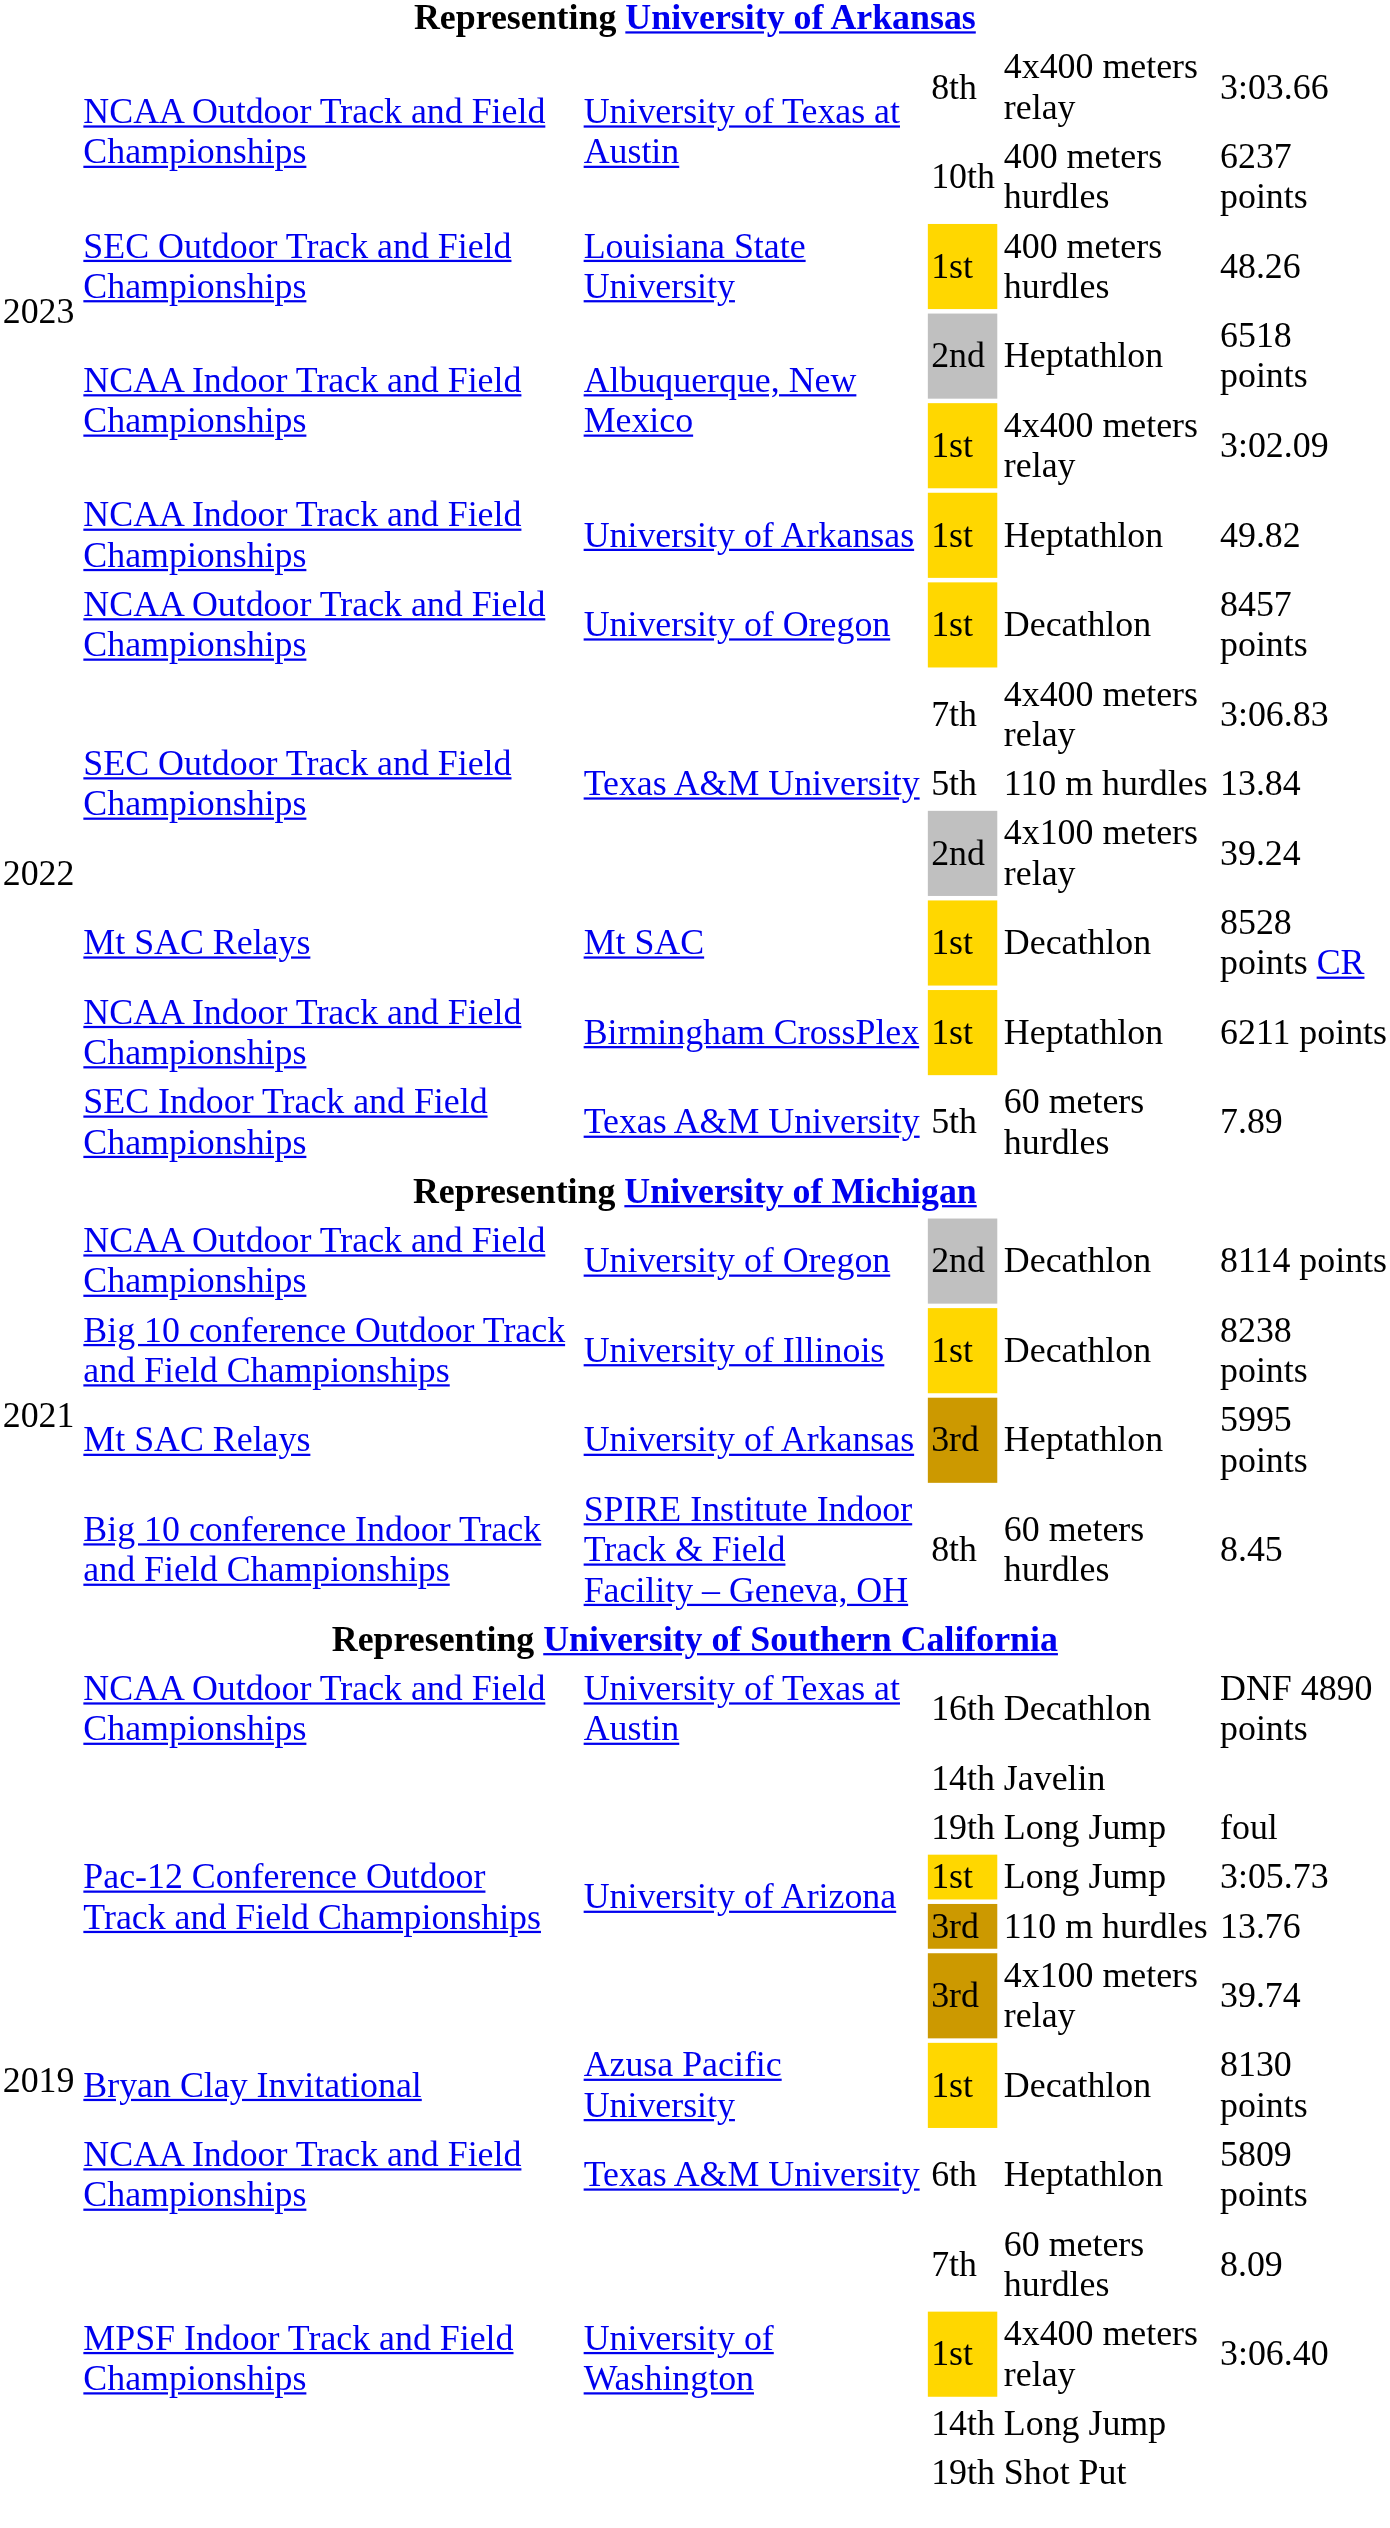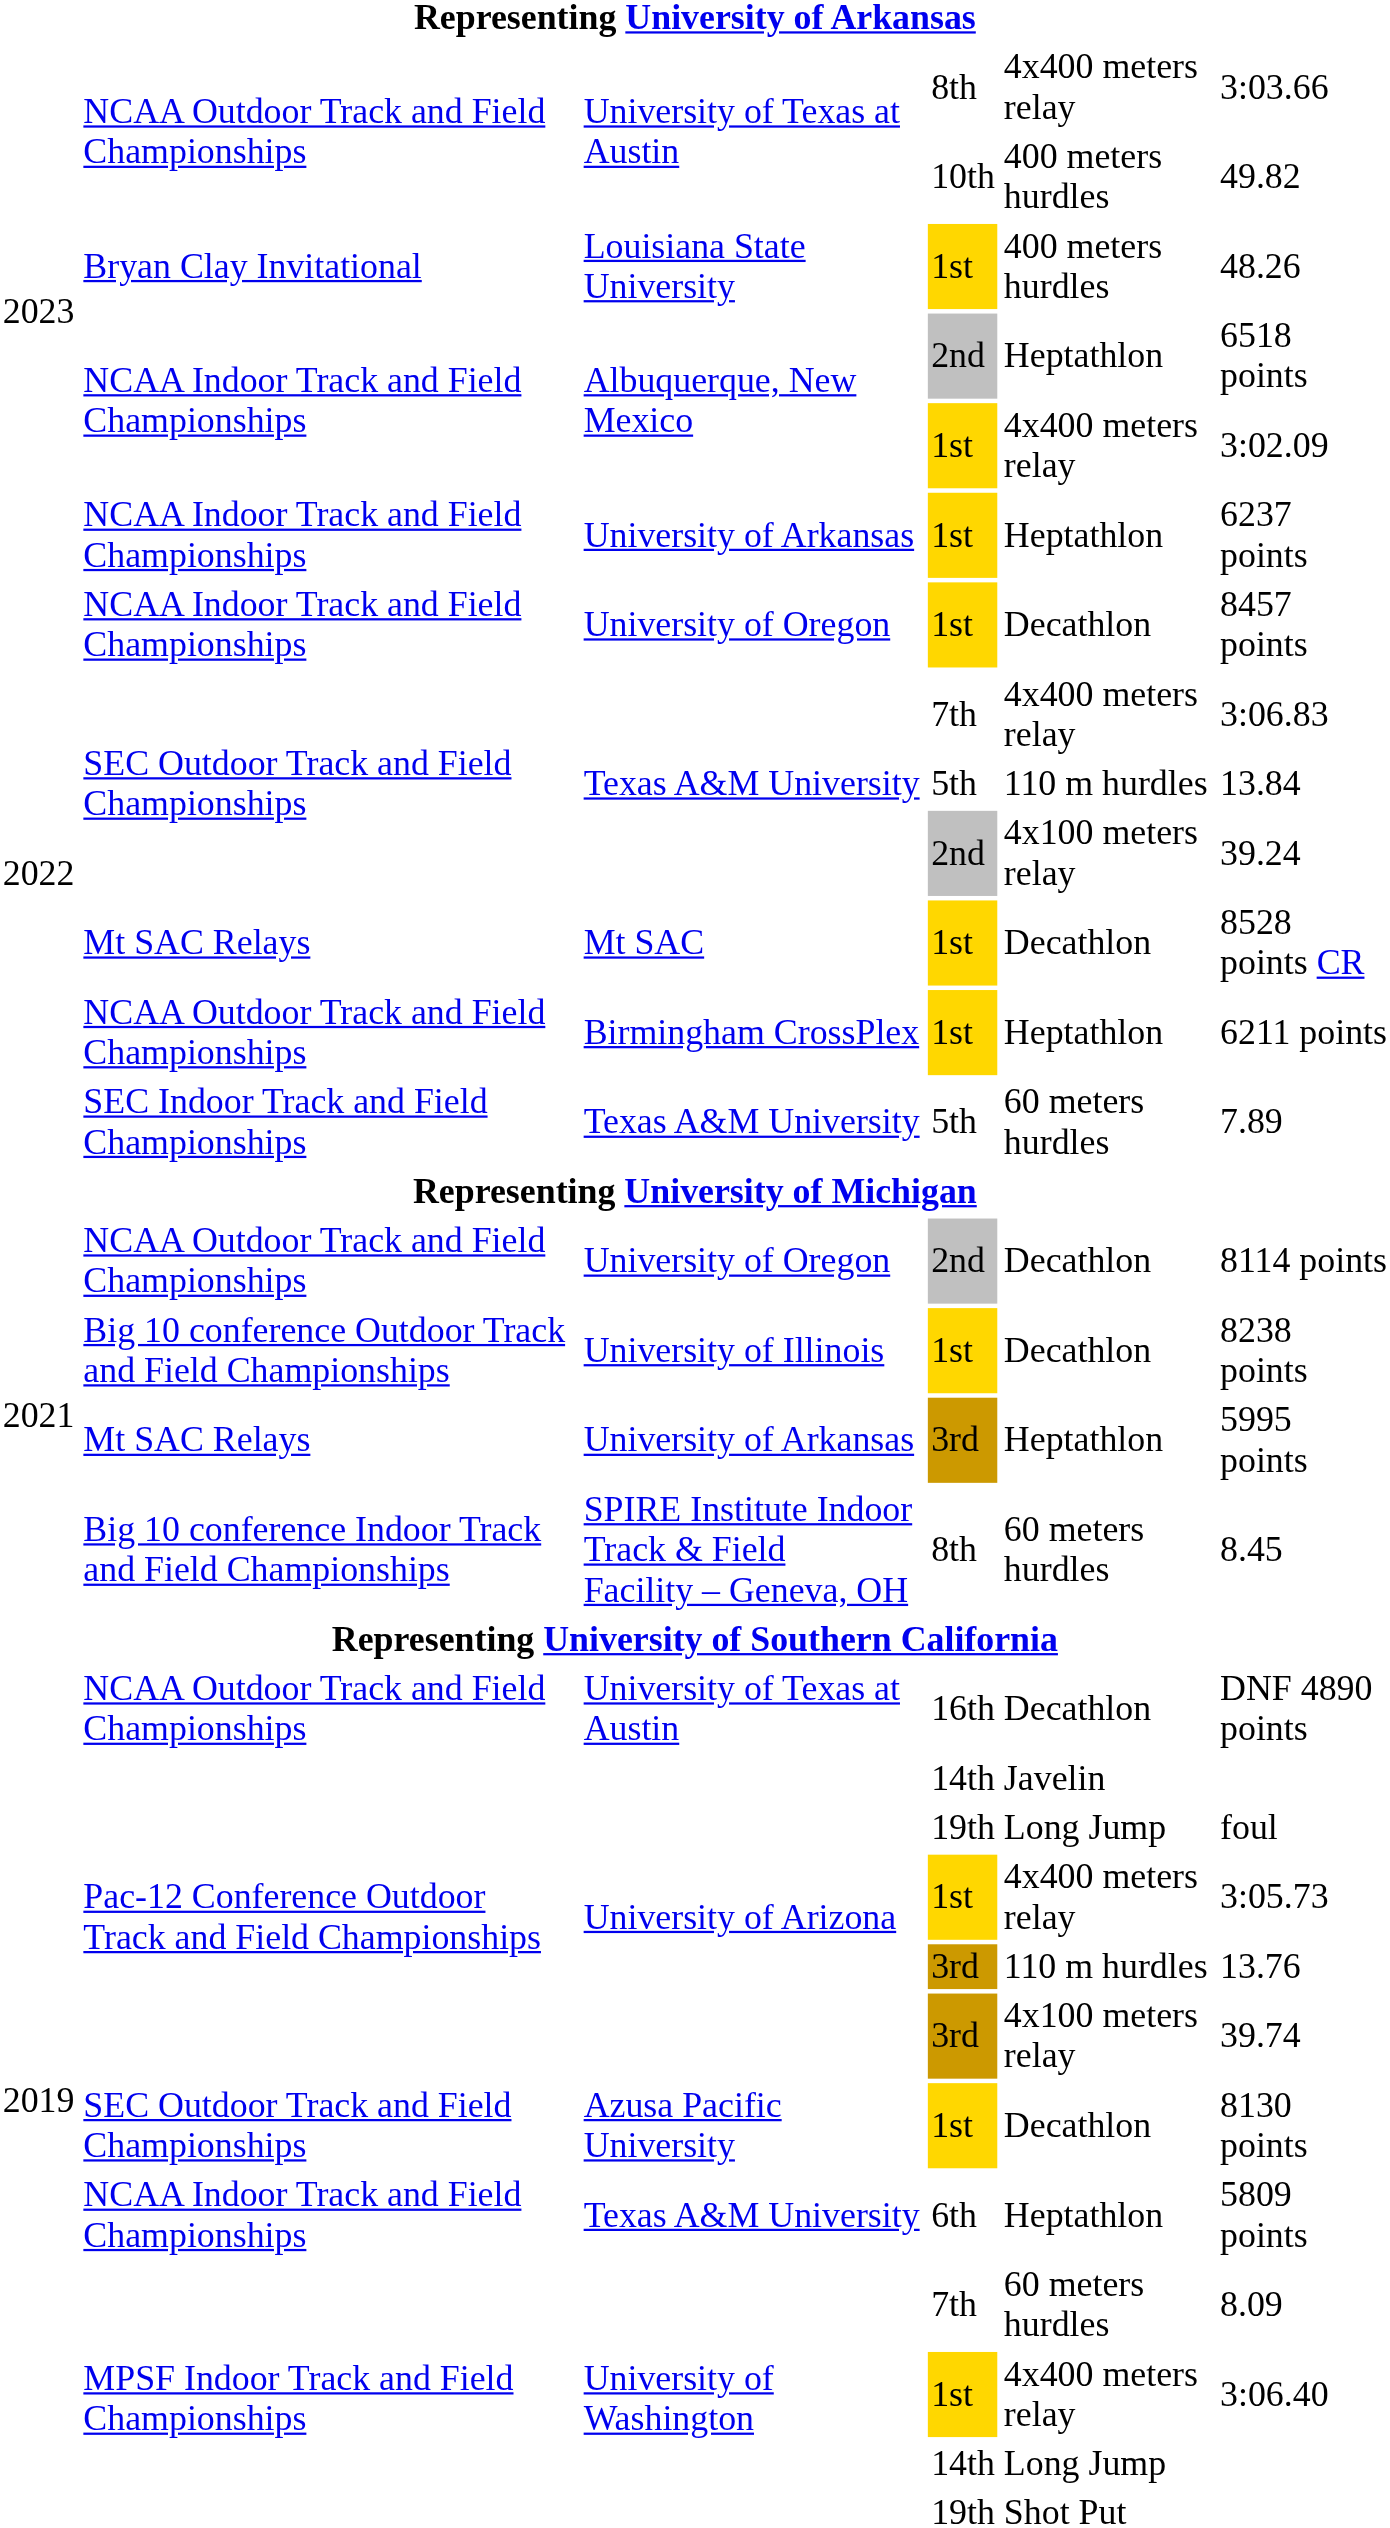(1264, 176) 6237 points -> (1260, 176) 49.82
(297, 265) SEC Outdoor Track and Field Championships -> (253, 265) Bryan Clay Invitational
(1260, 534) 49.82 -> (1264, 534) 6237 points
(314, 624) NCAA Outdoor Track and Field Championships -> (302, 624) NCAA Indoor Track and Field Championships
(302, 1031) NCAA Indoor Track and Field Championships -> (314, 1031) NCAA Outdoor Track and Field Championships
(1085, 1876) Long Jump -> (1101, 1896) 4x400 meters relay
(253, 2084) Bryan Clay Invitational -> (297, 2125) SEC Outdoor Track and Field Championships
